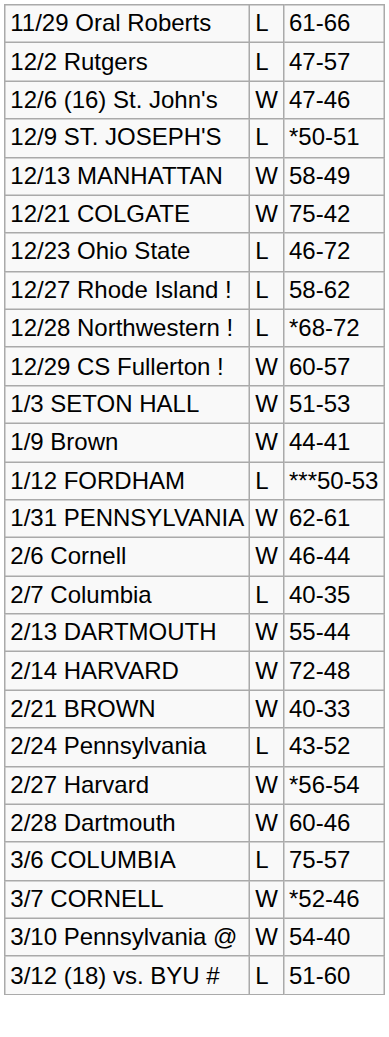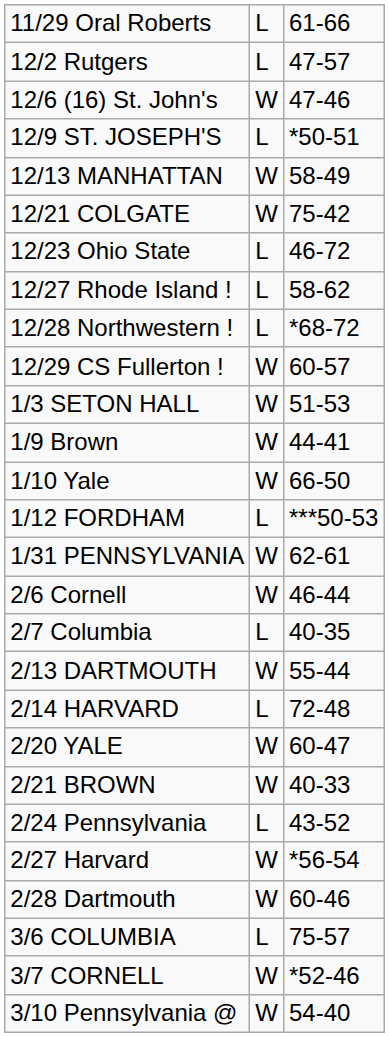+ row: (60, 480)
(267, 670) W -> (262, 708) L
+ row: (67, 746)
- row: (115, 975)
